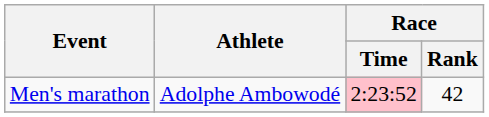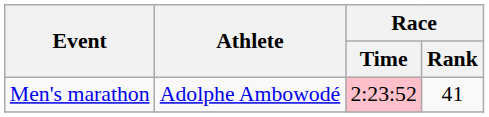(452, 94) 42 -> (452, 94) 41
